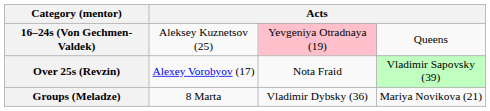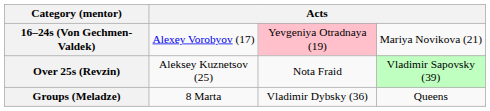(203, 39) Aleksey Kuznetsov (25) -> (203, 39) Alexey Vorobyov (17)
(431, 39) Queens -> (431, 39) Mariya Novikova (21)
(203, 71) Alexey Vorobyov (17) -> (203, 71) Aleksey Kuznetsov (25)
(431, 97) Mariya Novikova (21) -> (431, 97) Queens
